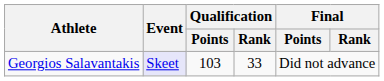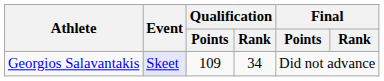(210, 64) 103 -> (210, 64) 109
(255, 64) 33 -> (255, 64) 34
